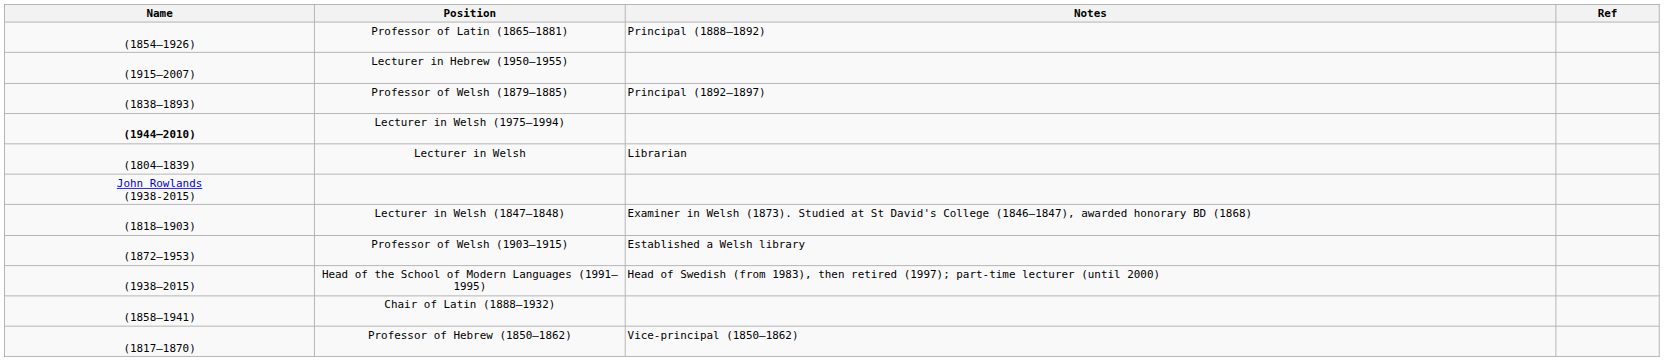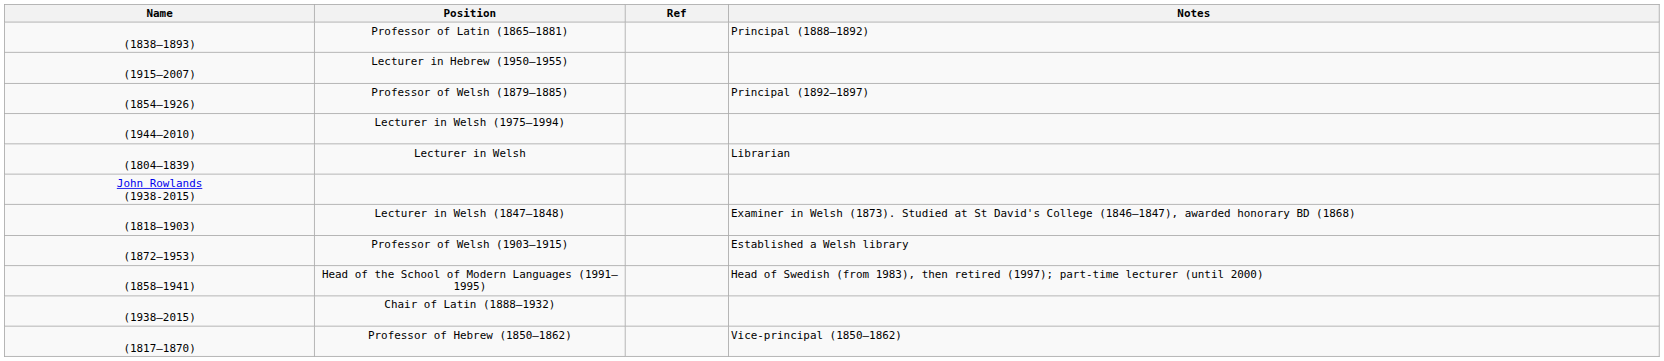columns swapped: (1090, 13) <-> (1608, 13)
(160, 44) (1854–1926) -> (160, 44) (1838–1893)
(160, 105) (1838–1893) -> (160, 105) (1854–1926)
(160, 135) bold -> (160, 135) normal
(160, 287) (1938–2015) -> (160, 287) (1858–1941)
(160, 317) (1858–1941) -> (160, 317) (1938–2015)
